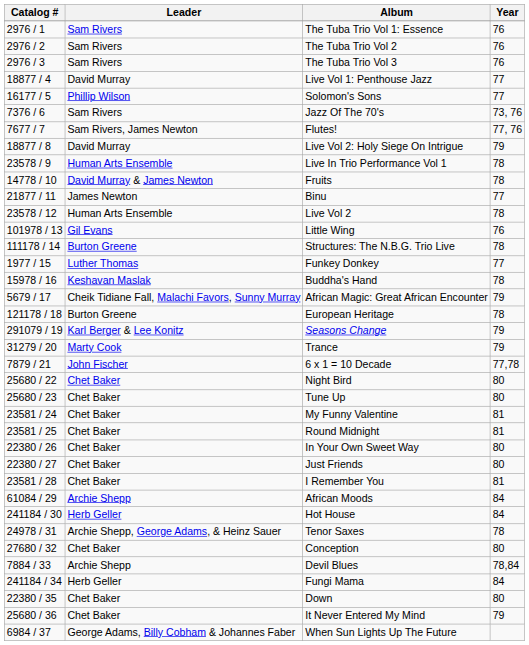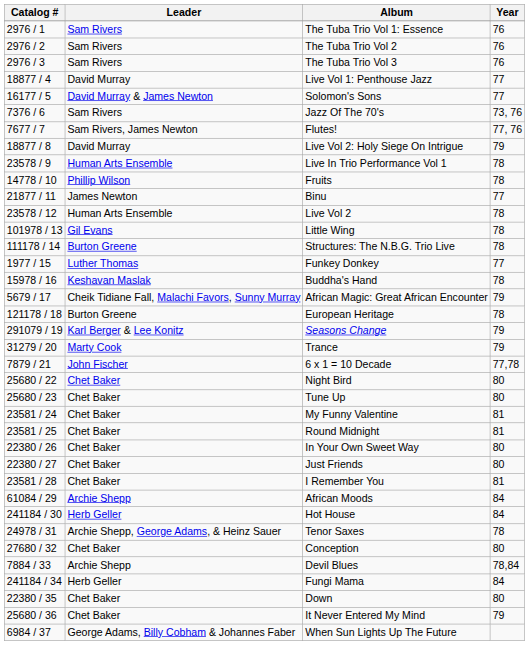(99, 96) Phillip Wilson -> (140, 96) David Murray & James Newton
(140, 180) David Murray & James Newton -> (99, 180) Phillip Wilson
(499, 230) 76 -> (499, 230) 78
